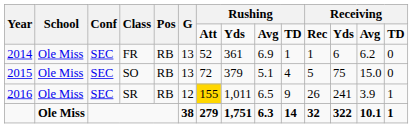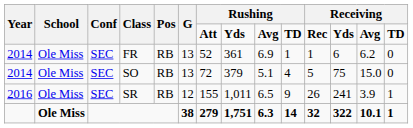(20, 73) 2015 -> (20, 73) 2014
(209, 93) gold background -> (209, 93) no background
